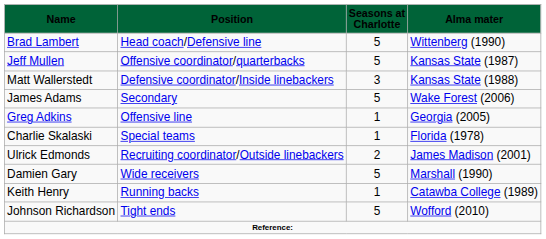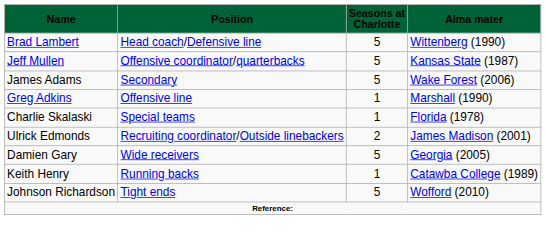- row: (50, 80)
(450, 117) Georgia (2005) -> (451, 98) Marshall (1990)
(451, 174) Marshall (1990) -> (450, 155) Georgia (2005)
